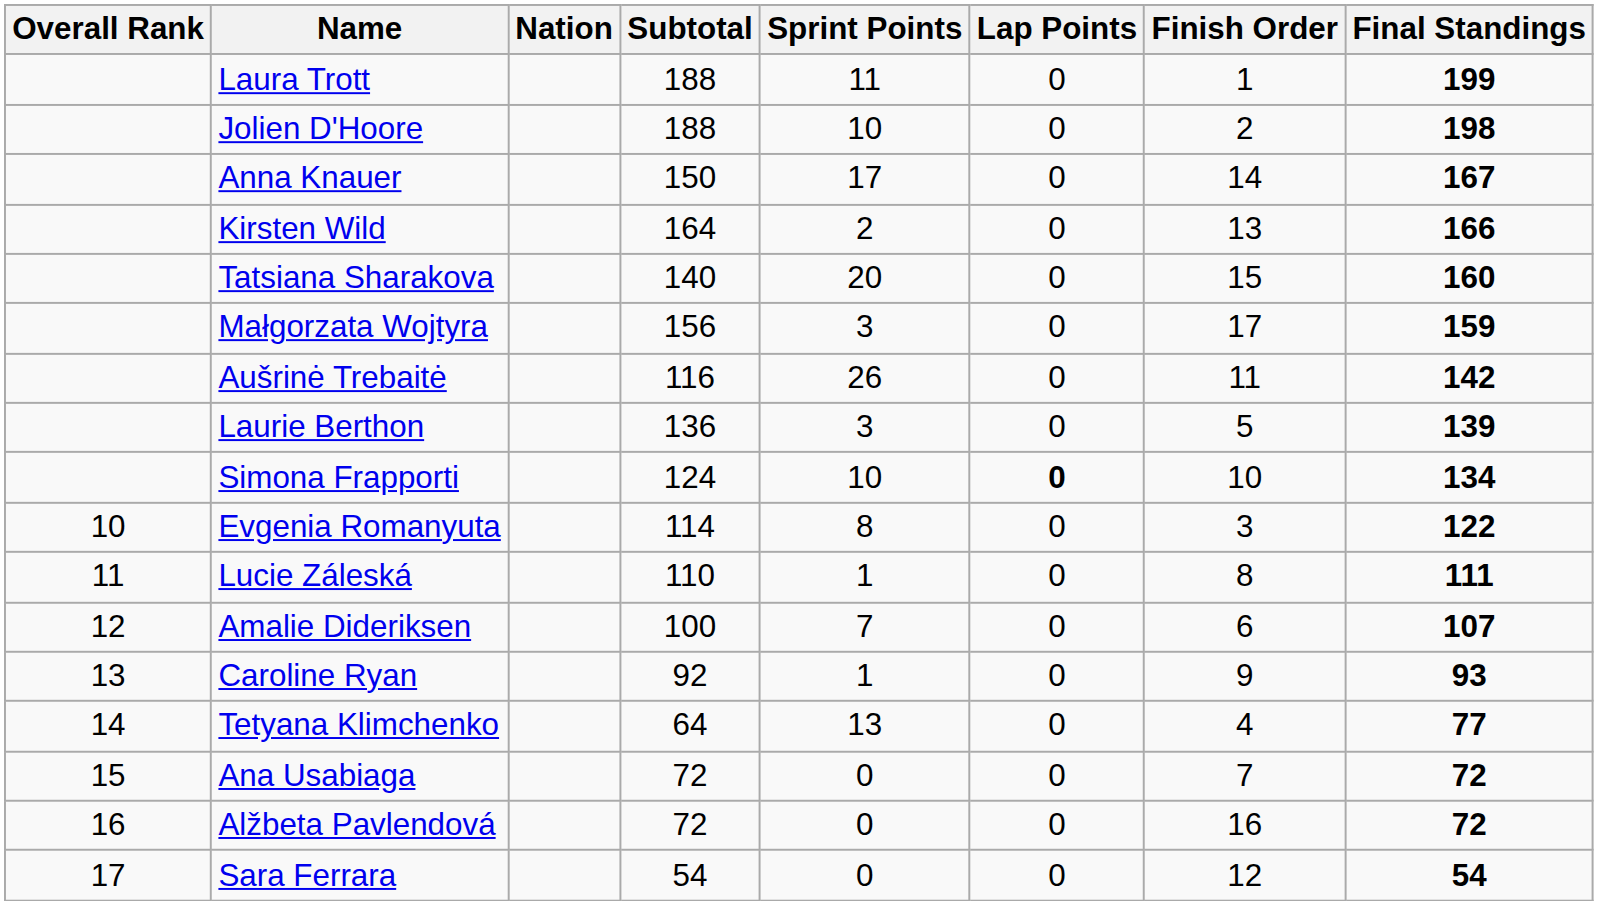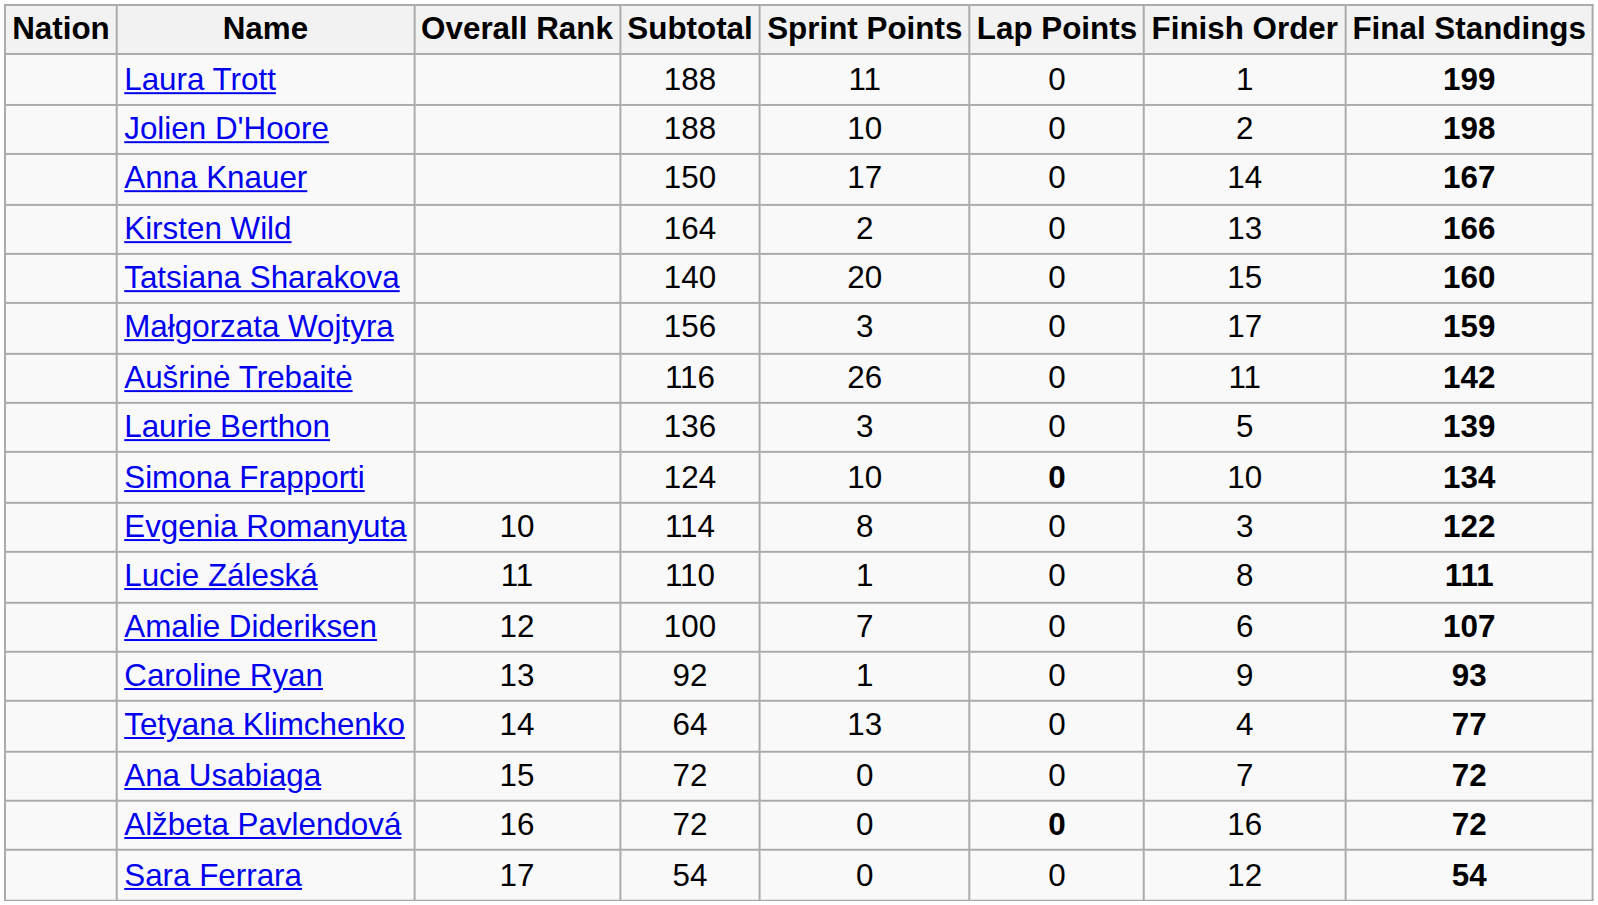columns swapped: (108, 29) <-> (564, 29)
(1057, 825) normal -> (1057, 825) bold
